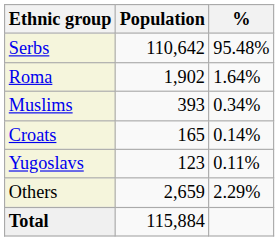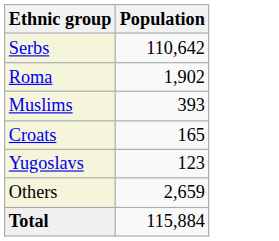- column: (241, 18)
